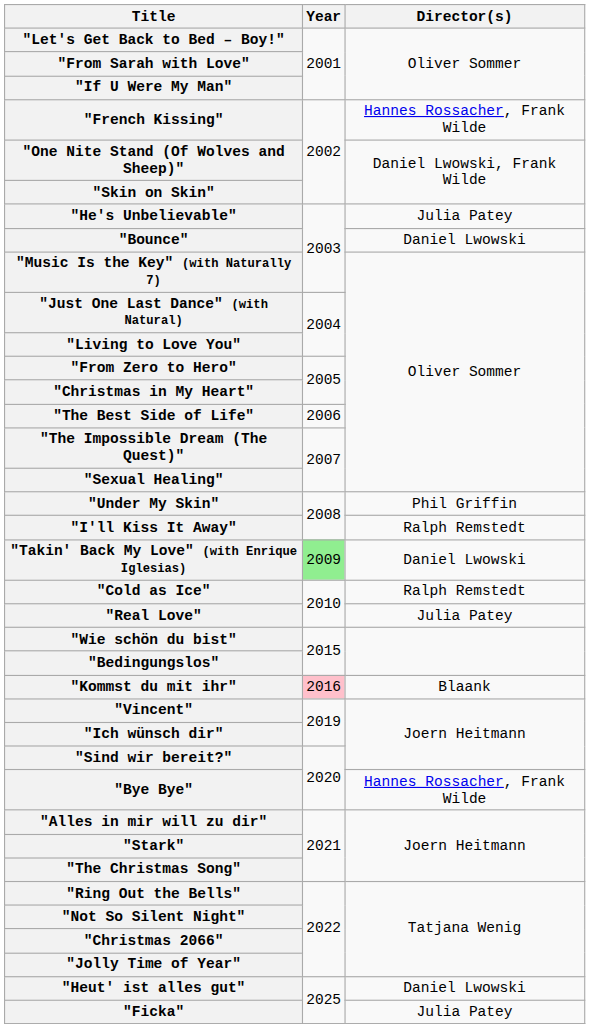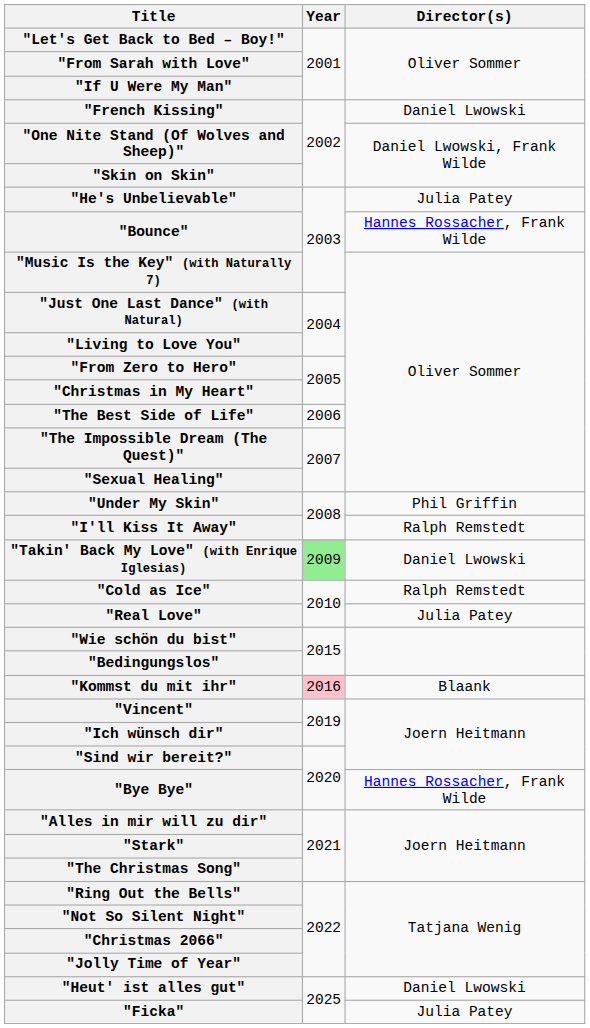(465, 120) Hannes Rossacher, Frank Wilde -> (465, 111) Daniel Lwowski
(465, 240) Daniel Lwowski -> (465, 231) Hannes Rossacher, Frank Wilde
